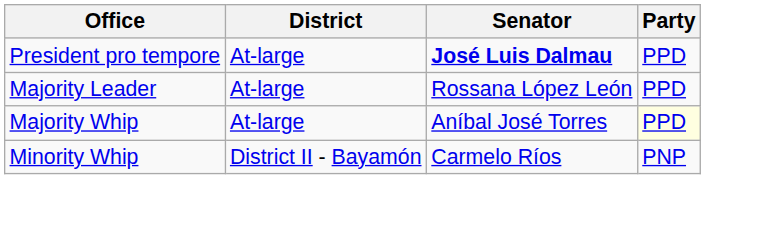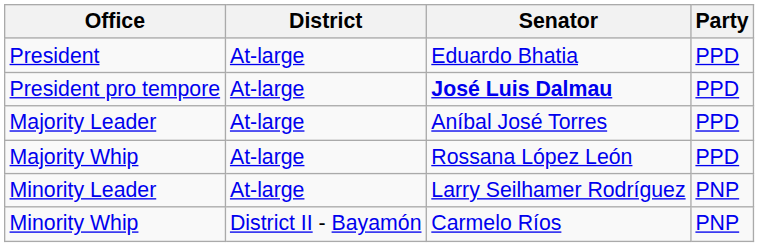+ row: (55, 55)
(532, 88) Rossana López León -> (519, 122) Aníbal José Torres
(519, 122) Aníbal José Torres -> (532, 156) Rossana López León
(664, 122) lightyellow background -> (717, 156) no background
+ row: (83, 190)
